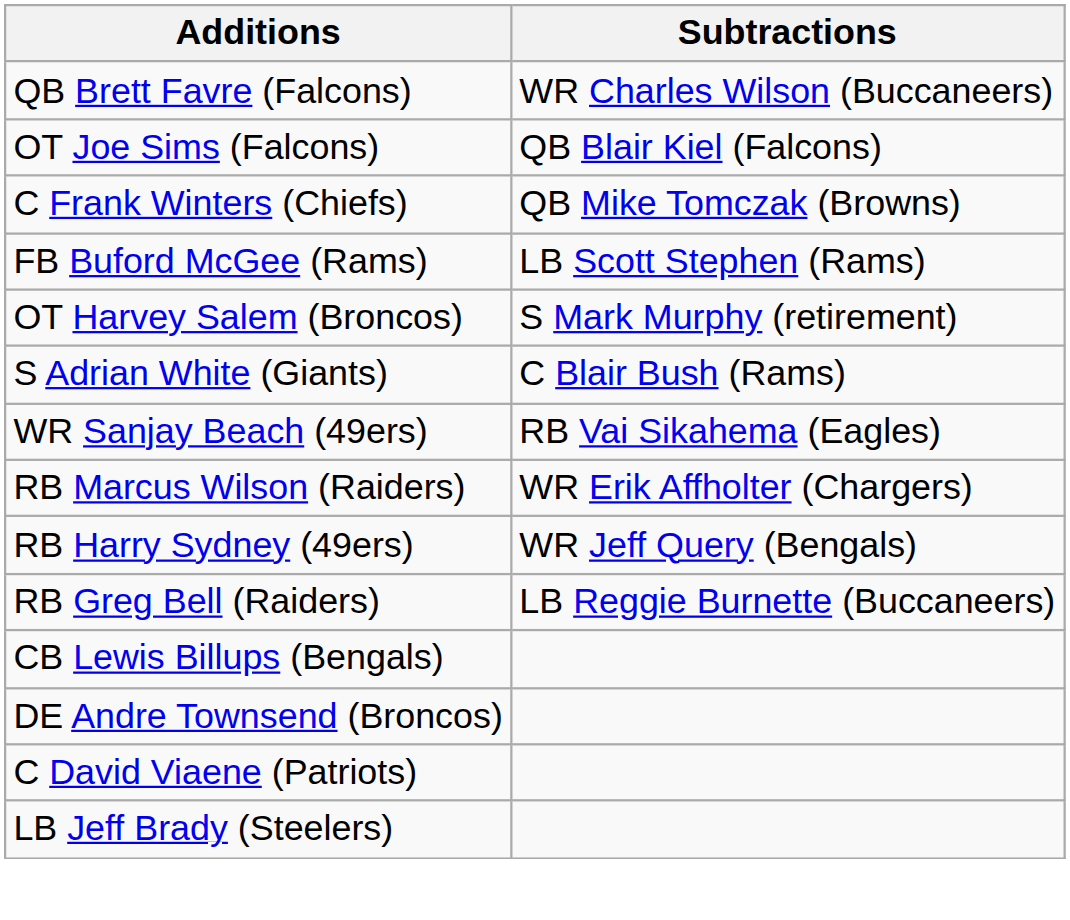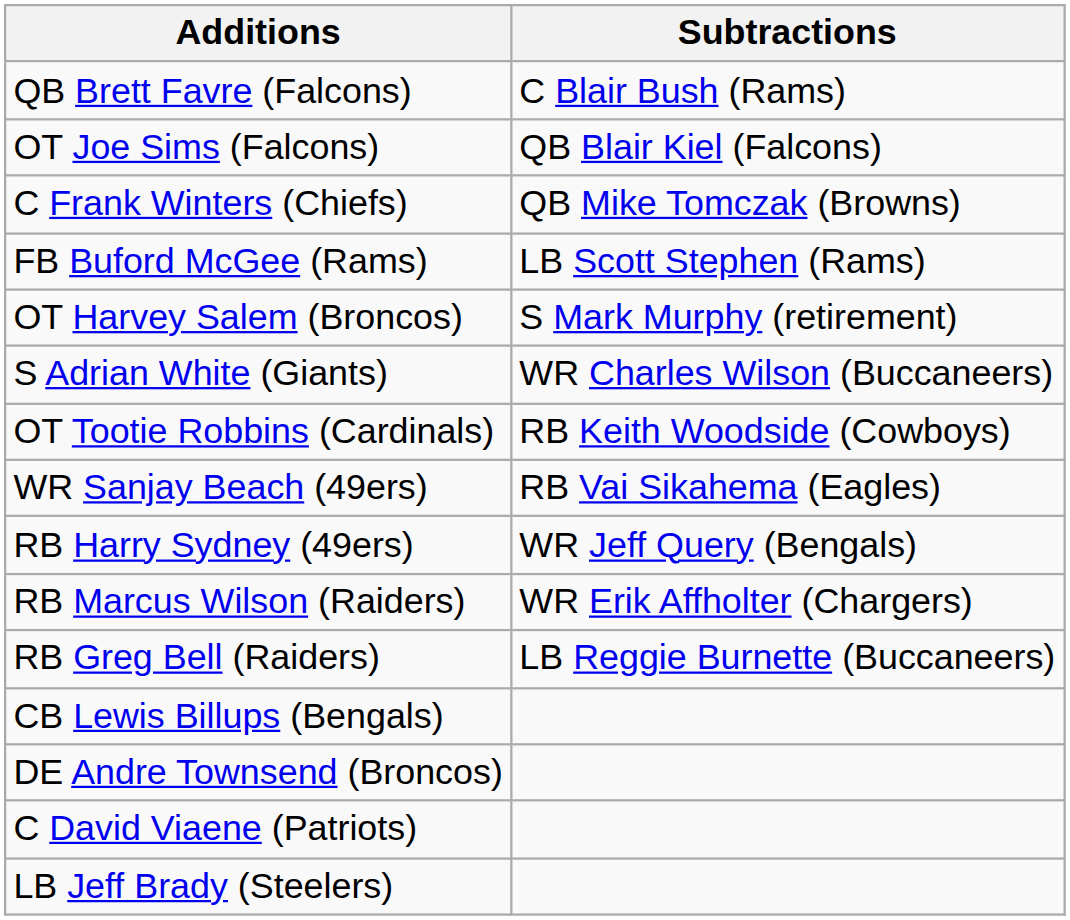(786, 89) WR Charles Wilson (Buccaneers) -> (683, 89) C Blair Bush (Rams)
(683, 373) C Blair Bush (Rams) -> (786, 373) WR Charles Wilson (Buccaneers)
+ row: (254, 430)
rows swapped: (239, 487) <-> (214, 544)
